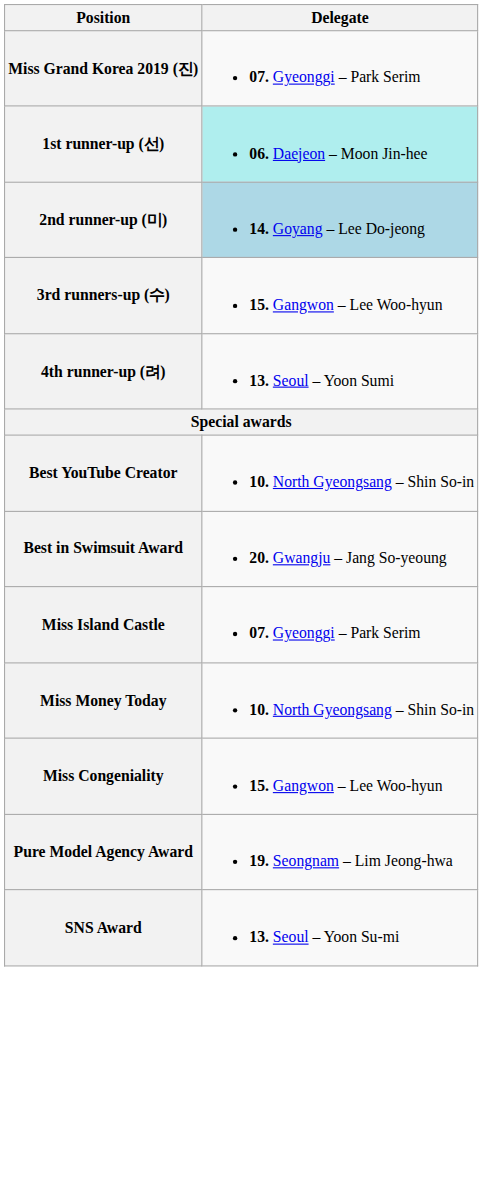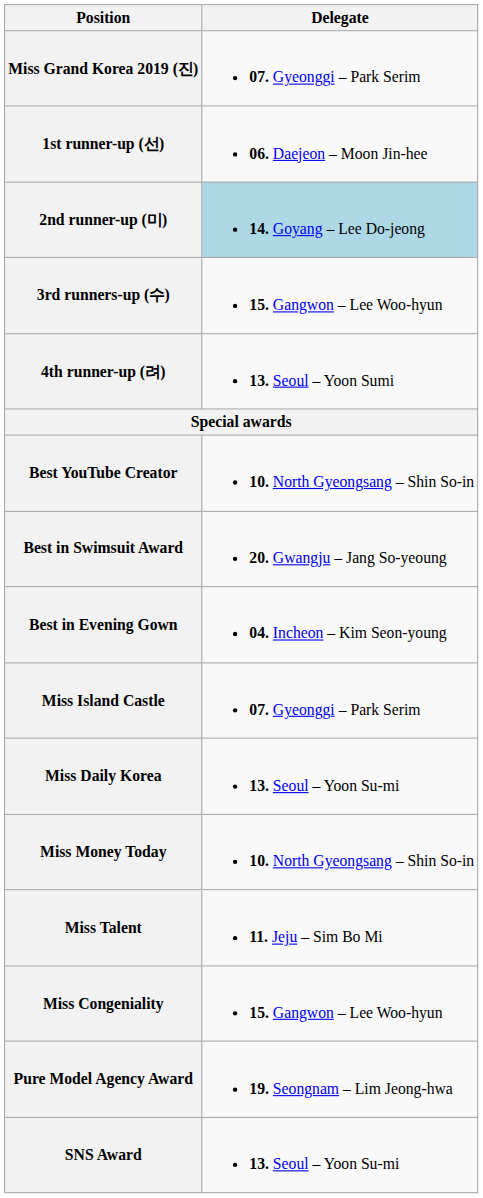(340, 154) paleturquoise background -> (340, 154) no background
+ row: (103, 625)
+ row: (103, 776)
+ row: (103, 928)
